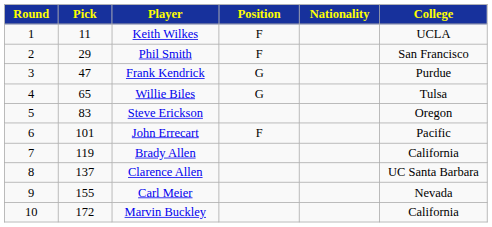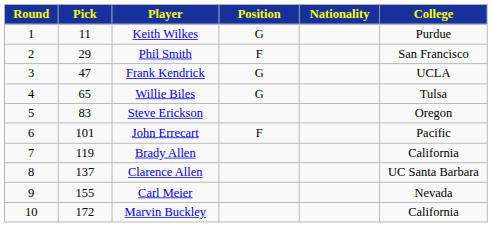(259, 34) F -> (259, 34) G
(433, 34) UCLA -> (433, 34) Purdue
(433, 73) Purdue -> (433, 73) UCLA
